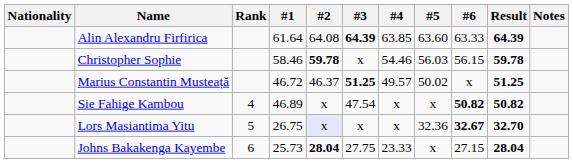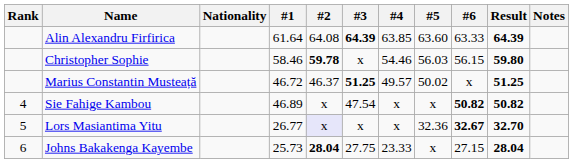columns swapped: (251, 15) <-> (39, 15)
(509, 59) 59.78 -> (509, 59) 59.80
(288, 125) 26.75 -> (288, 125) 26.77
